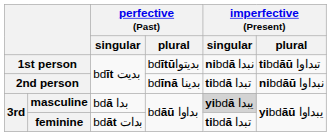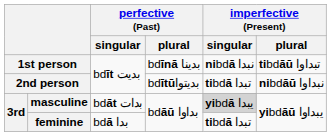(173, 64) bdītūبديتوا -> (174, 64) bdīnā بدينا
(174, 83) bdīnā بدينا -> (173, 83) bdītūبديتوا
(110, 103) bdā بدا -> (118, 103) bdāt بدات
(118, 122) bdāt بدات -> (110, 122) bdā بدا
